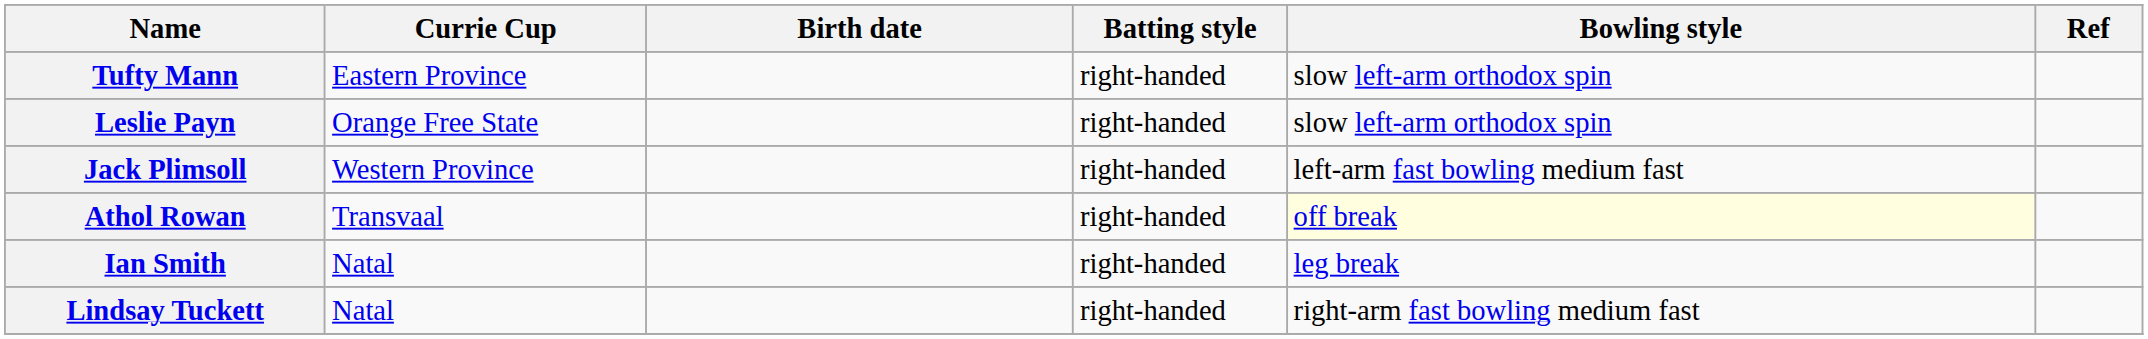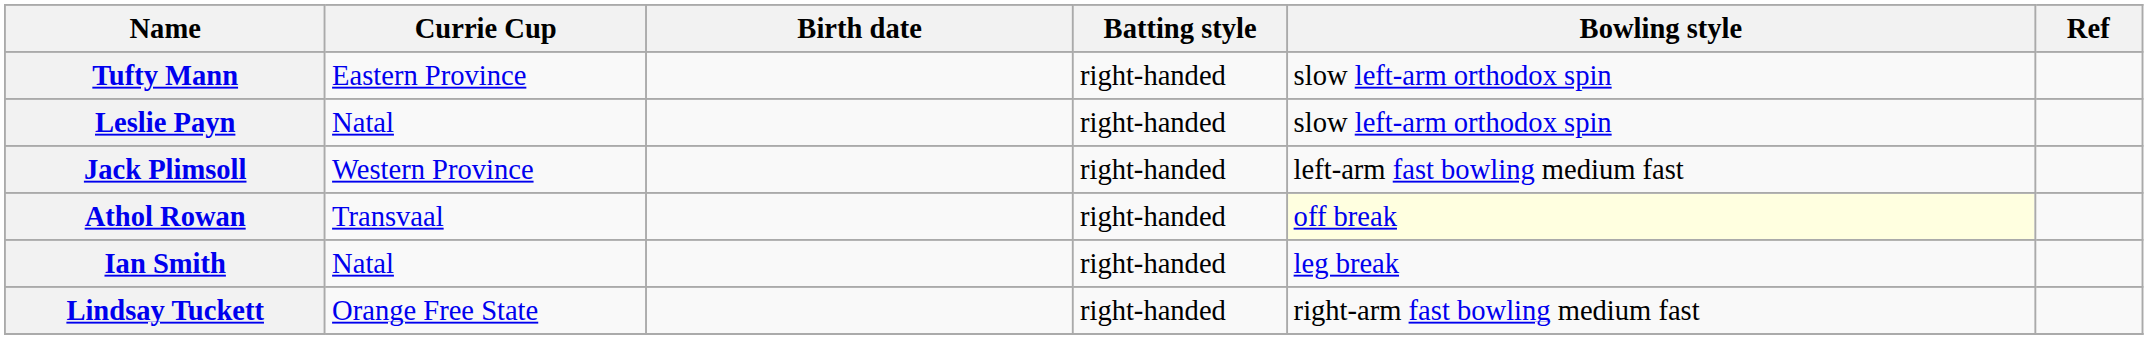(435, 122) Orange Free State -> (363, 122) Natal
(363, 310) Natal -> (435, 310) Orange Free State
